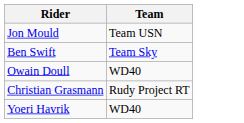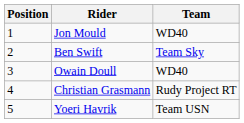+ column: (28, 14)
(136, 33) Team USN -> (172, 33) WD40
(125, 109) WD40 -> (183, 109) Team USN
